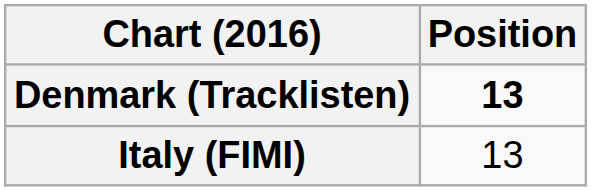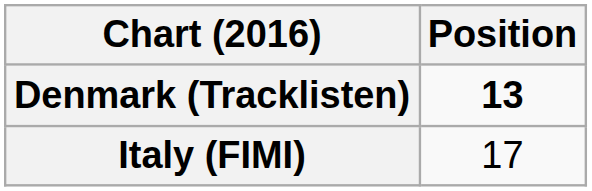(502, 154) 13 -> (502, 154) 17
